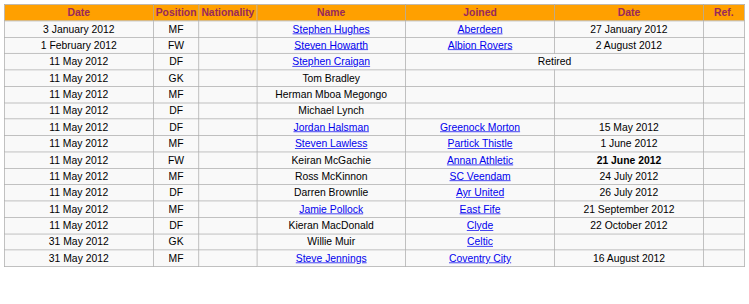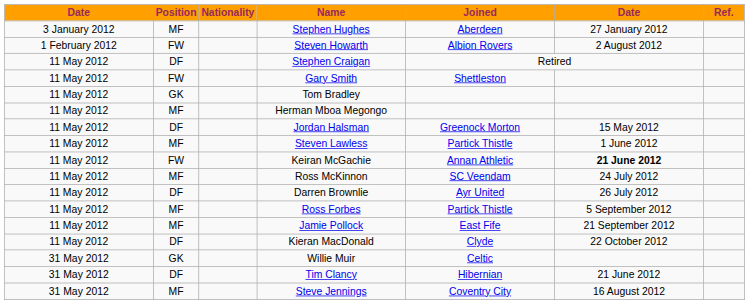+ row: (331, 78)
- row: (331, 111)
+ row: (331, 210)
+ row: (331, 275)
